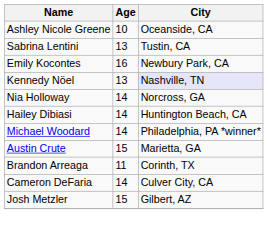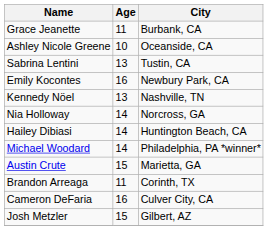+ row: (43, 30)
(172, 81) lavender background -> (172, 98) no background
(121, 183) 14 -> (121, 200) 16
